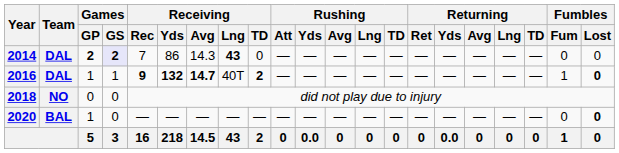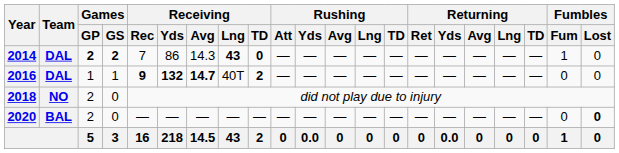(115, 55) lavender background -> (115, 55) no background
(260, 55) normal -> (260, 55) bold
(564, 55) 0 -> (564, 55) 1
(564, 76) 1 -> (564, 76) 0
(597, 76) bold -> (597, 76) normal
(90, 96) 0 -> (90, 96) 2
(90, 117) 1 -> (90, 117) 2
